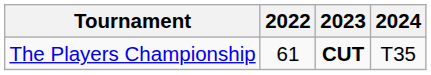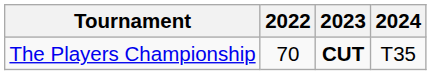(288, 54) 61 -> (288, 54) 70
